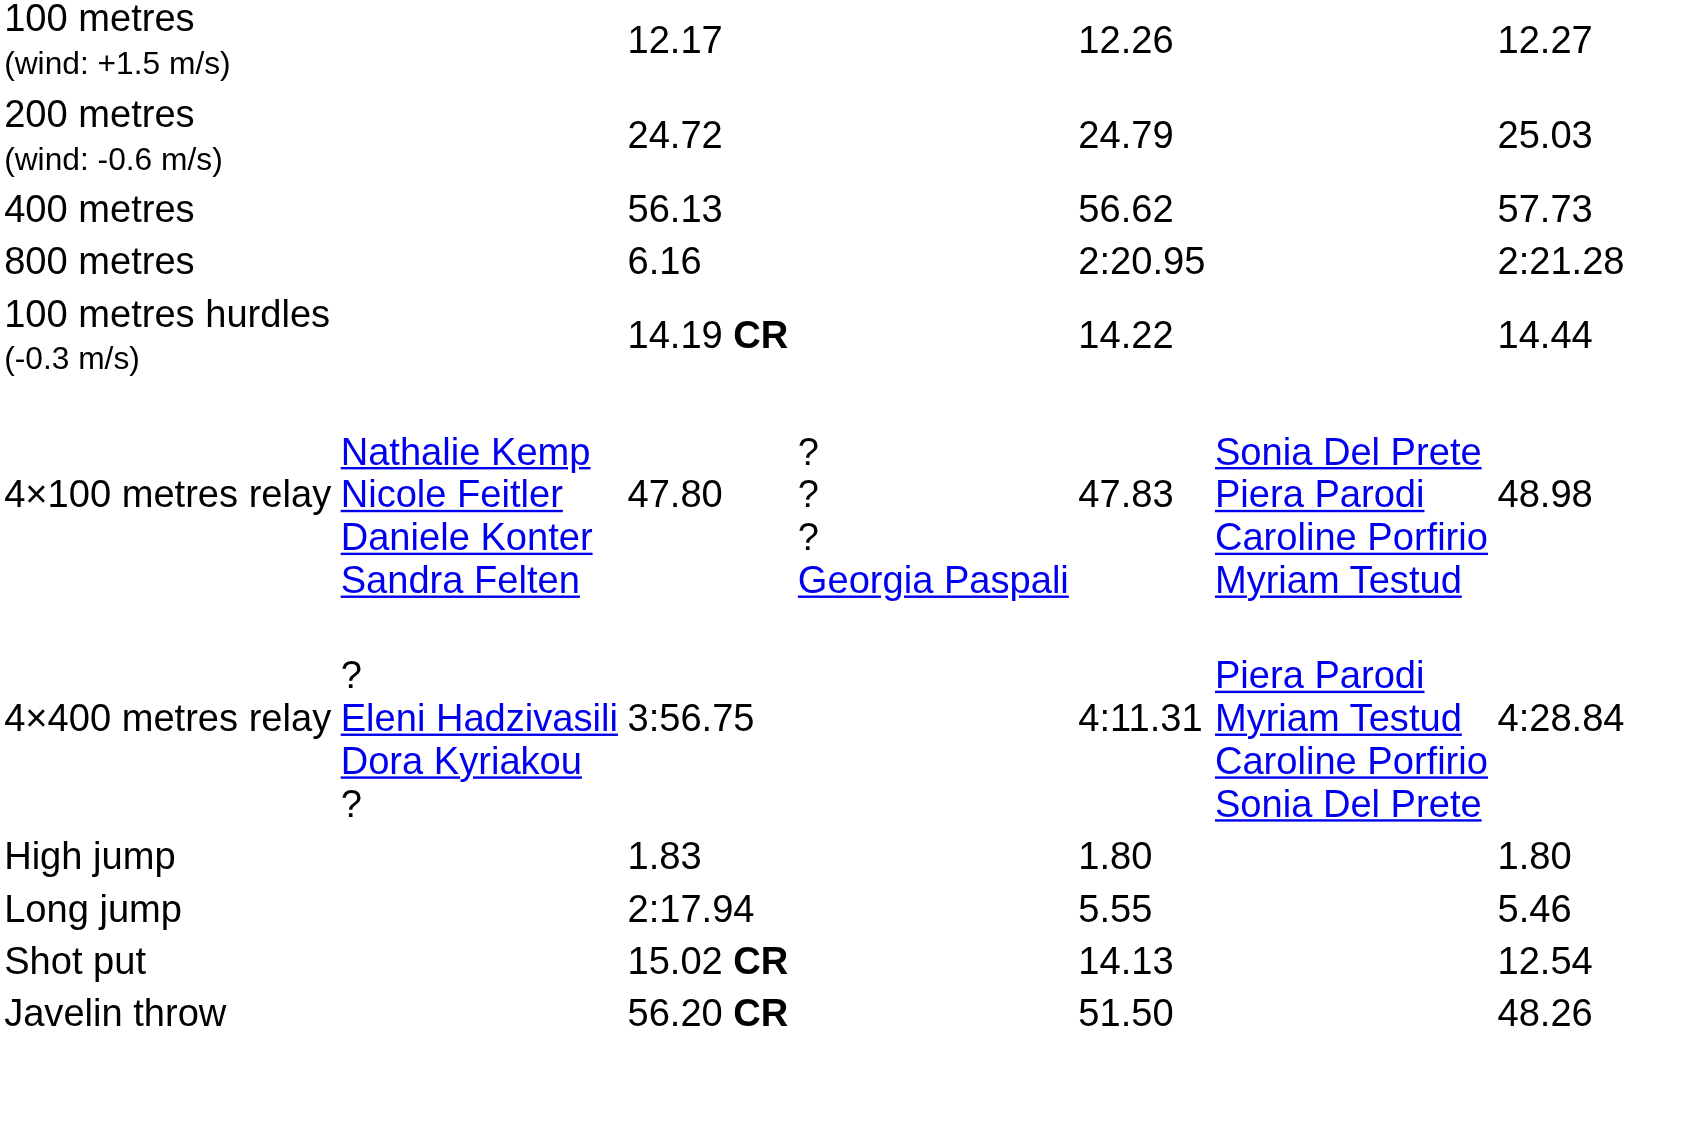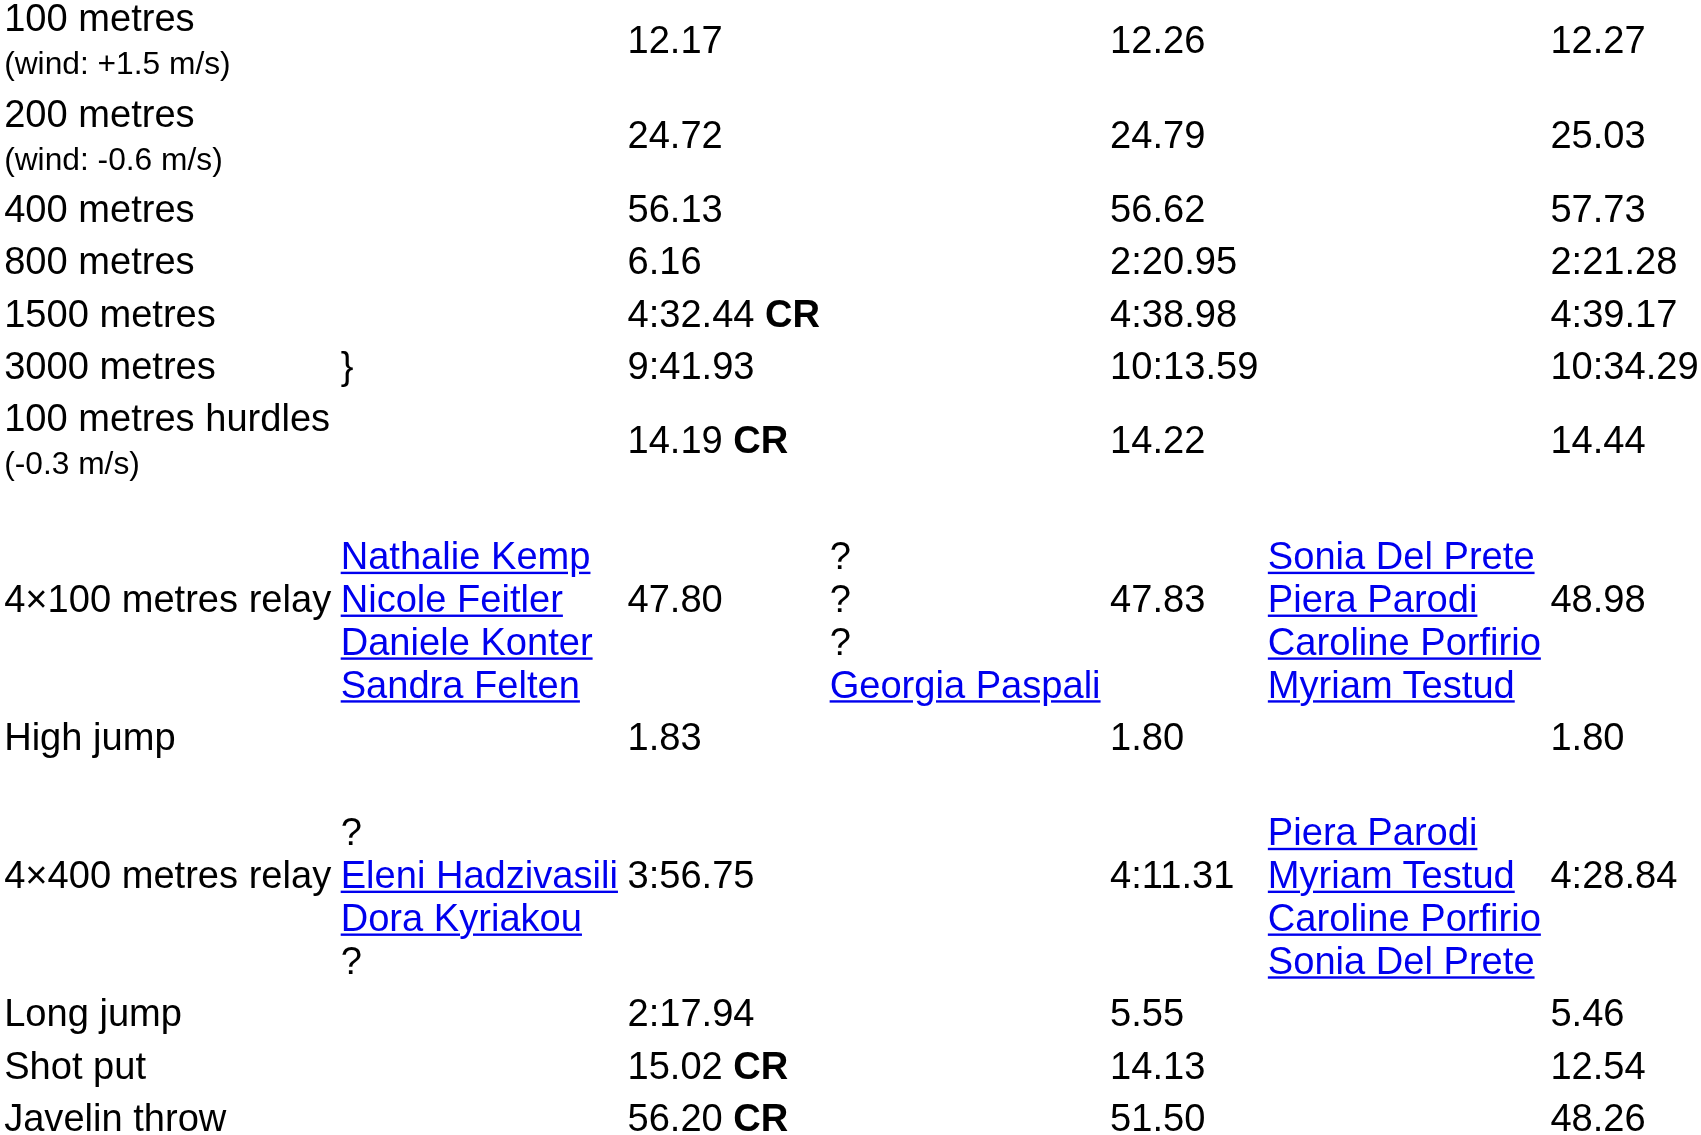+ row: (110, 313)
+ row: (110, 366)
rows swapped: (168, 718) <-> (90, 856)
